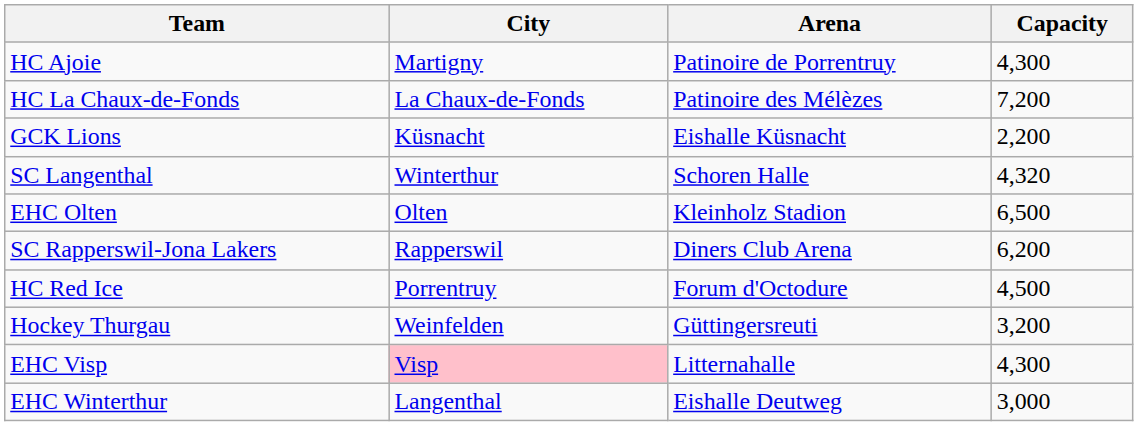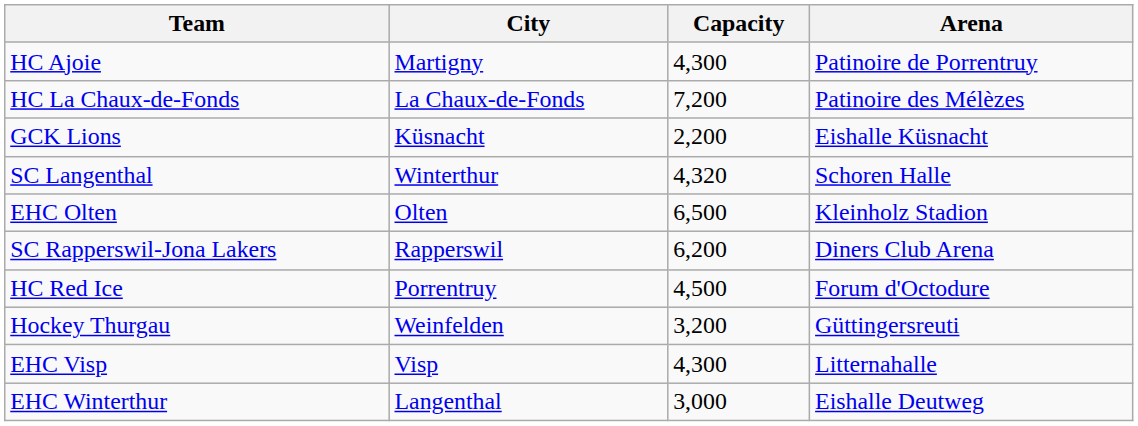columns swapped: (829, 23) <-> (1062, 23)
(416, 363) pink background -> (416, 363) no background
